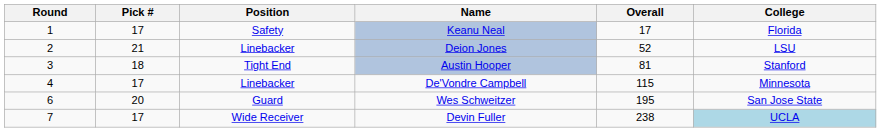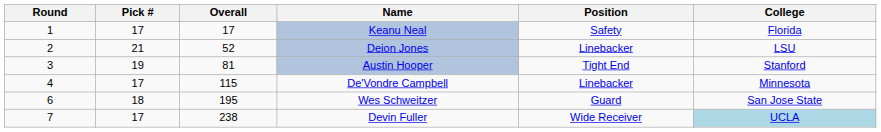columns swapped: (645, 13) <-> (268, 13)
(138, 65) 18 -> (138, 65) 19
(138, 100) 20 -> (138, 100) 18
